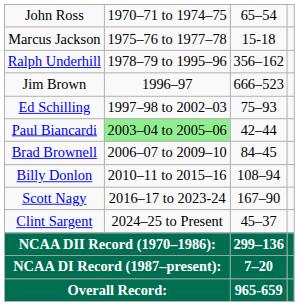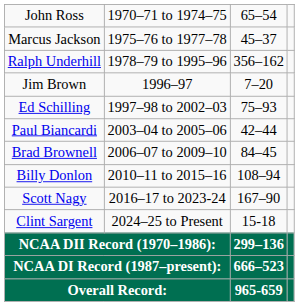(259, 38) 15-18 -> (259, 38) 45–37
(259, 84) 666–523 -> (259, 84) 7–20
(167, 130) lightgreen background -> (167, 130) no background
(259, 221) 45–37 -> (259, 221) 15-18
(259, 267) 7–20 -> (259, 267) 666–523
